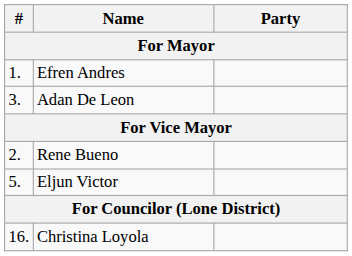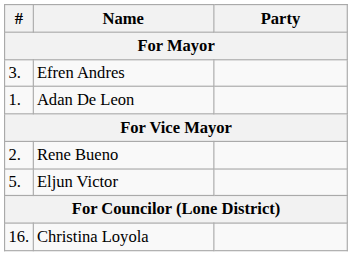(15, 73) 1. -> (15, 73) 3.
(15, 100) 3. -> (15, 100) 1.
